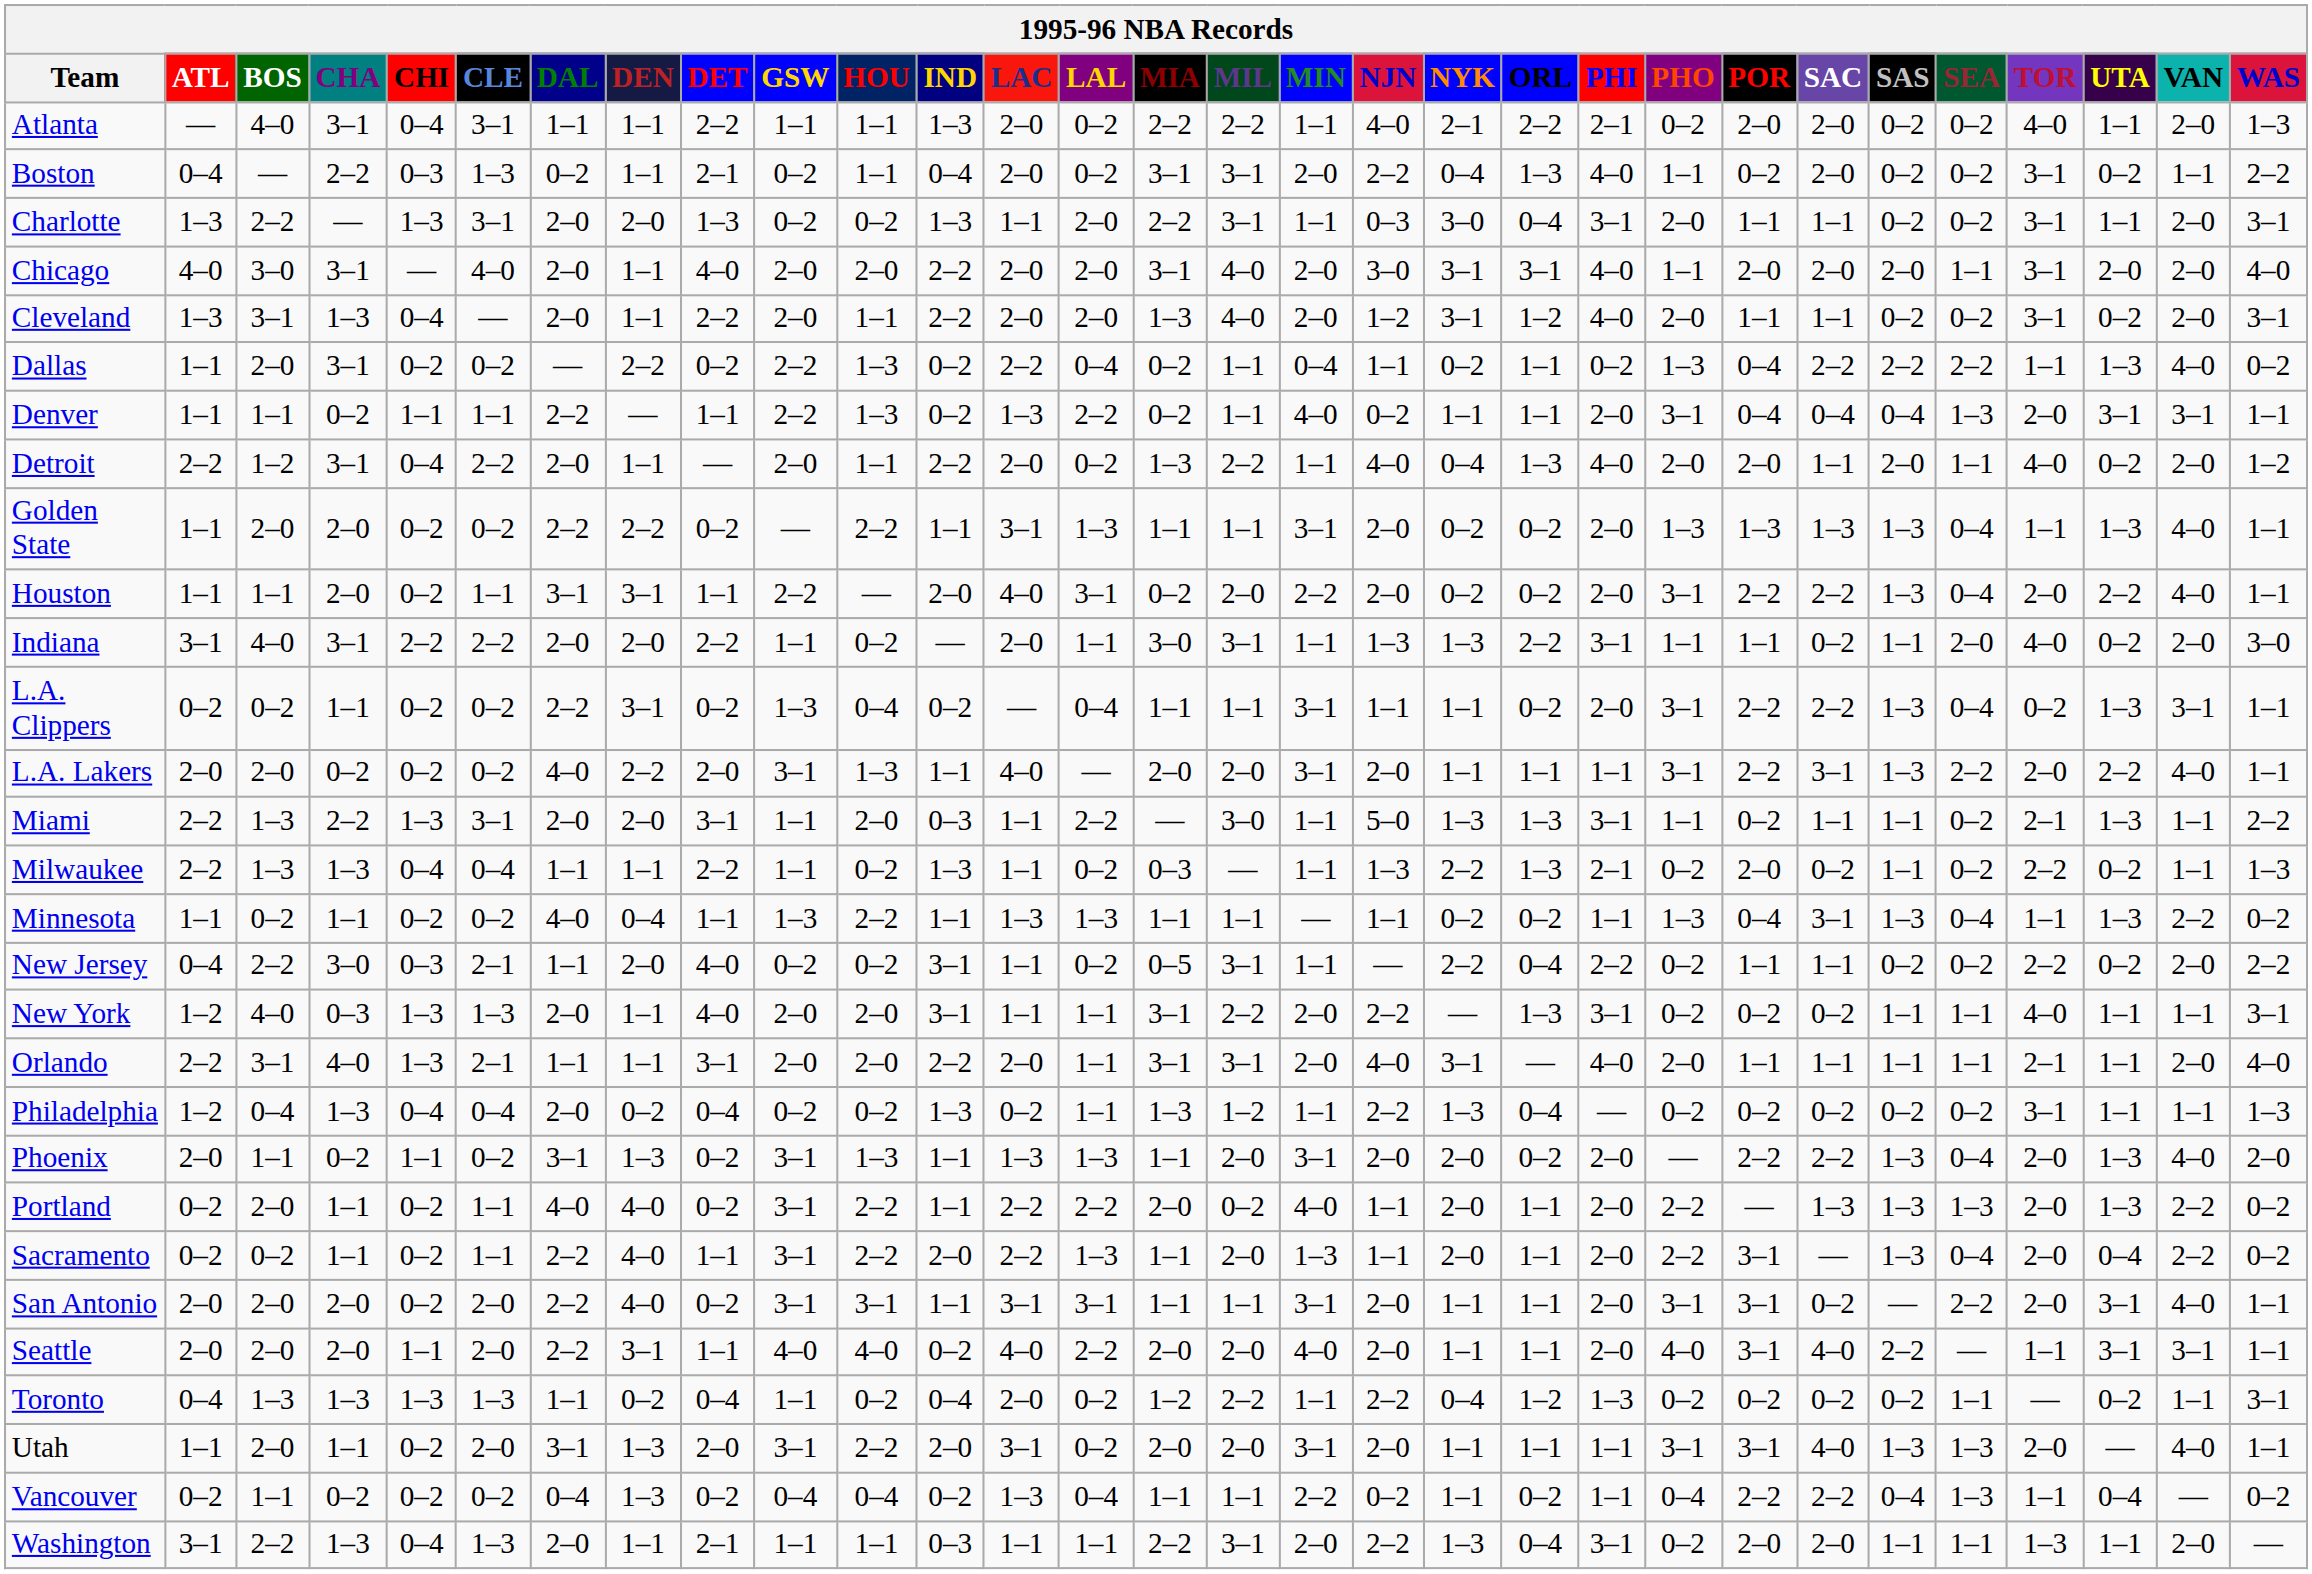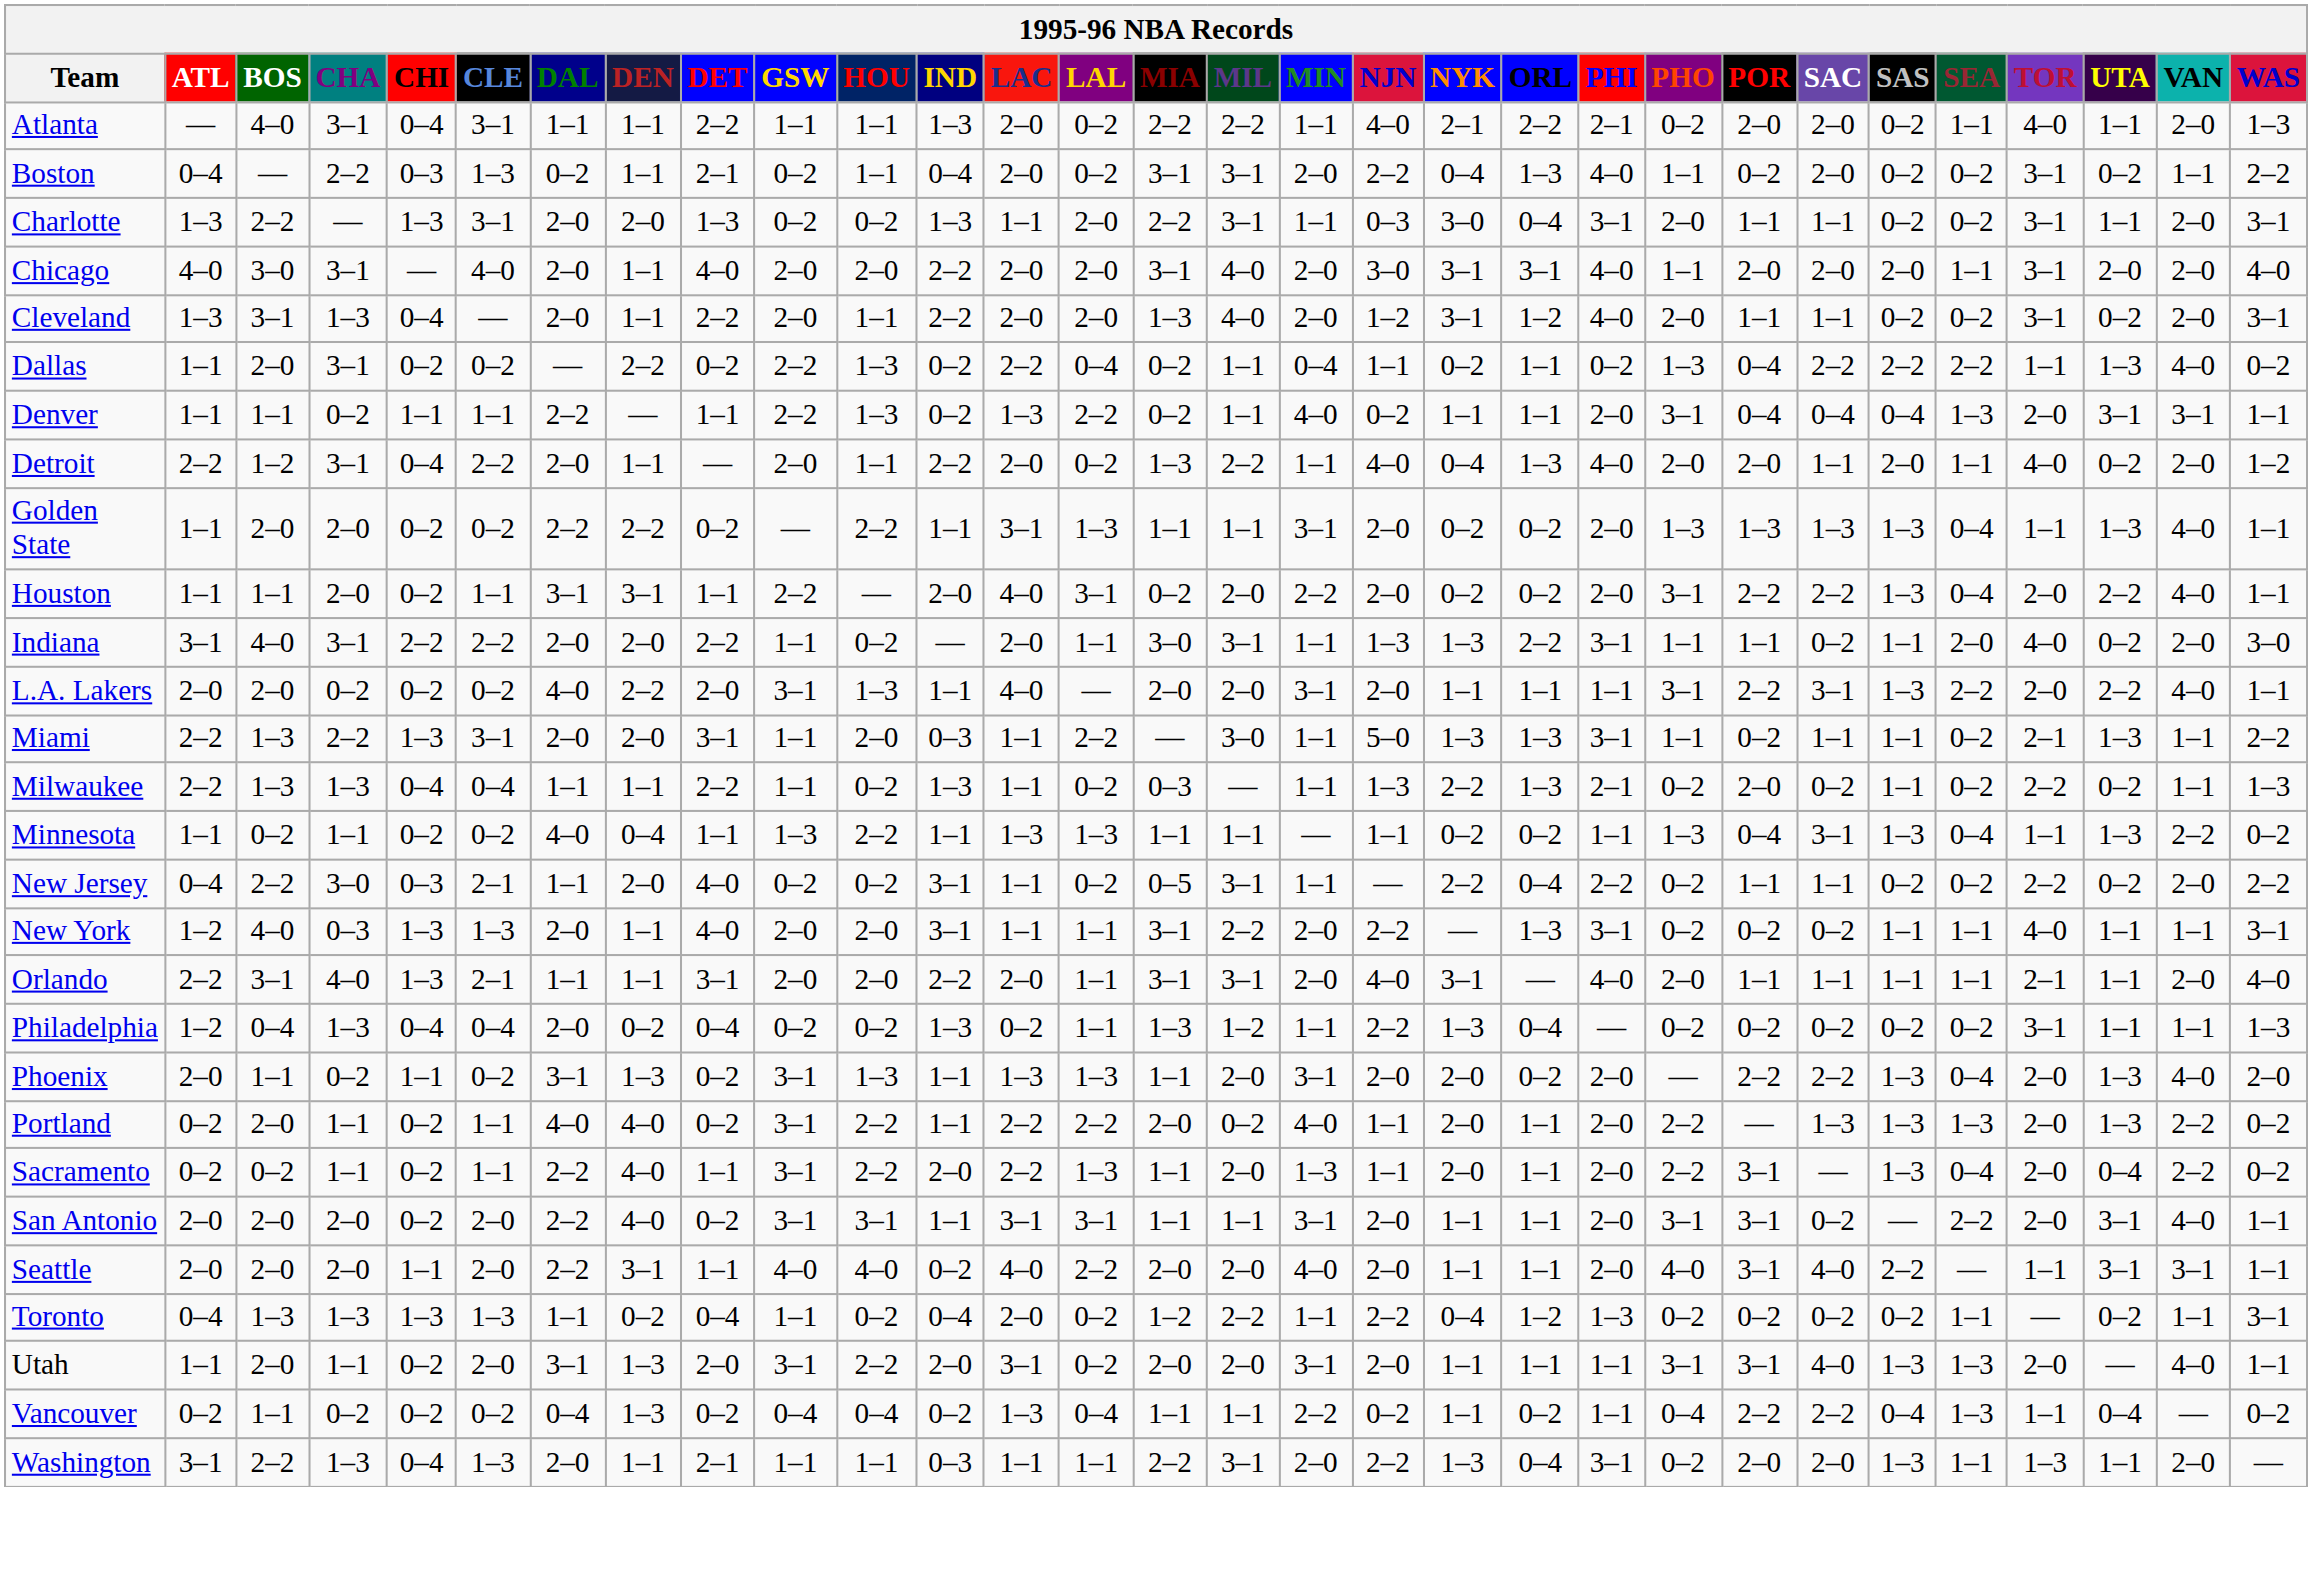(1972, 125) 0–2 -> (1972, 125) 1–1
- row: (61, 707)
(1903, 1544) 1–1 -> (1903, 1461) 1–3
